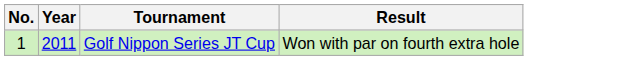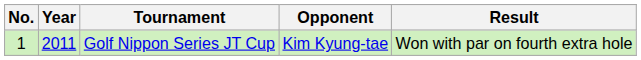+ column: (335, 17)
